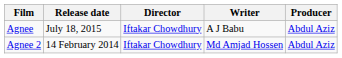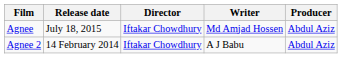(225, 28) A J Babu -> (245, 28) Md Amjad Hossen
(245, 45) Md Amjad Hossen -> (225, 45) A J Babu
